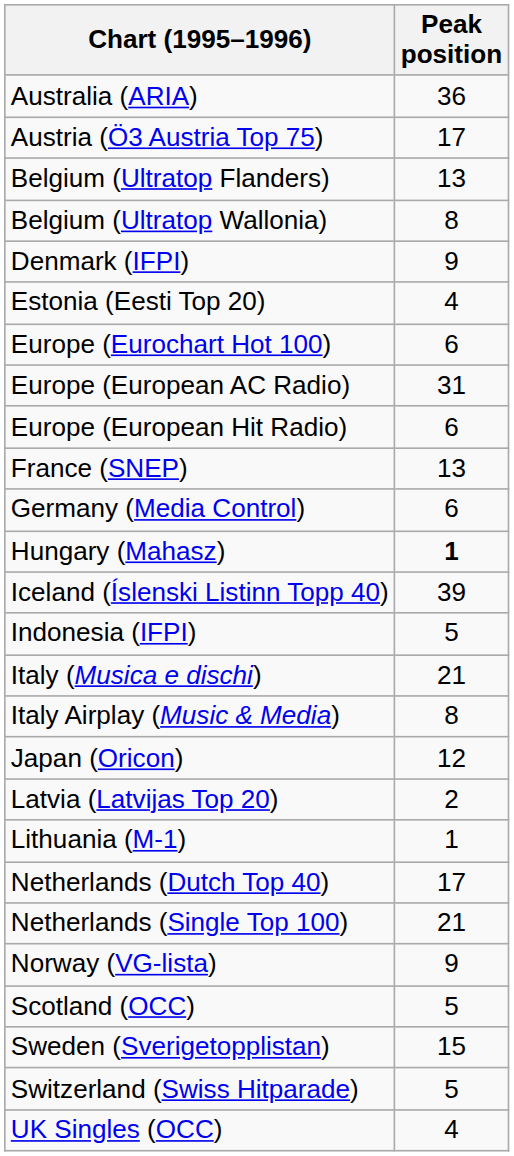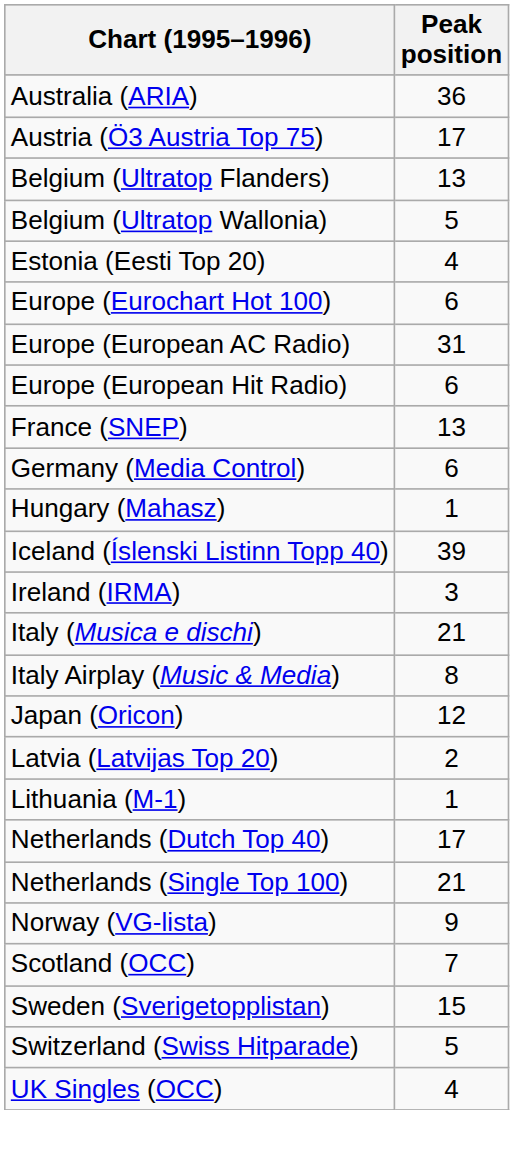(451, 219) 8 -> (451, 219) 5
- row: (100, 261)
(451, 550) bold -> (451, 509) normal
- row: (104, 633)
+ row: (96, 592)
(451, 1005) 5 -> (451, 964) 7
